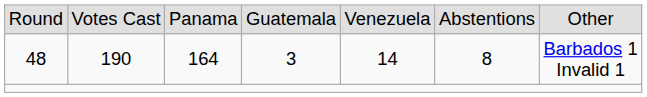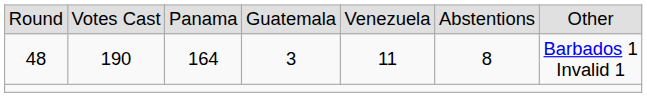(387, 59) 14 -> (387, 59) 11
